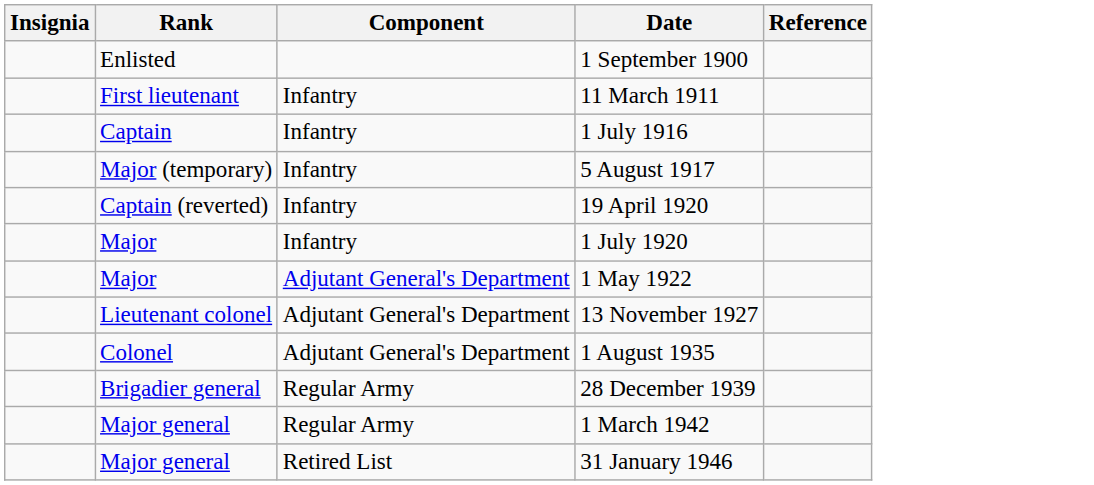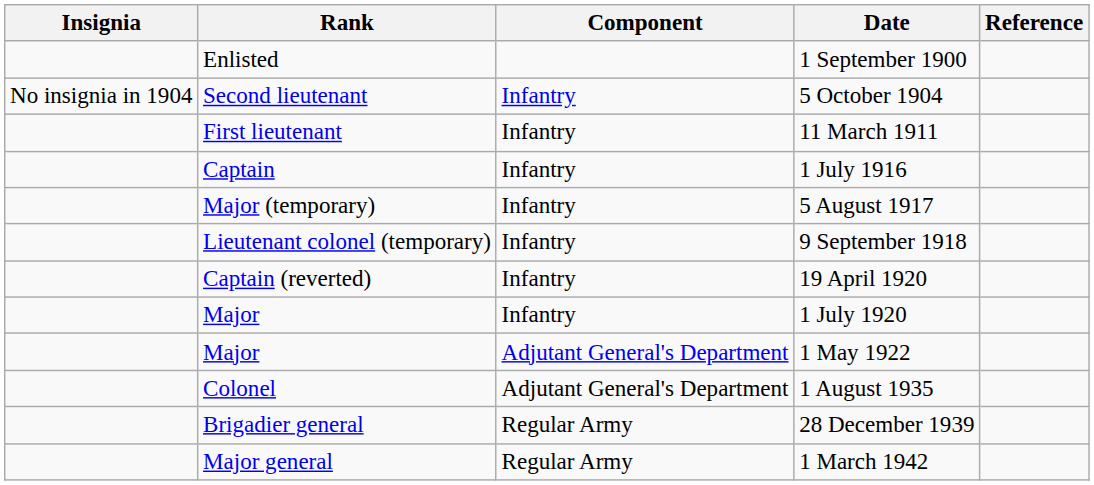+ row: (871, 95)
+ row: (883, 242)
- row: (669, 315)
- row: (656, 461)
